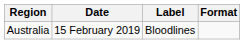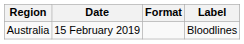columns swapped: (219, 13) <-> (170, 13)
